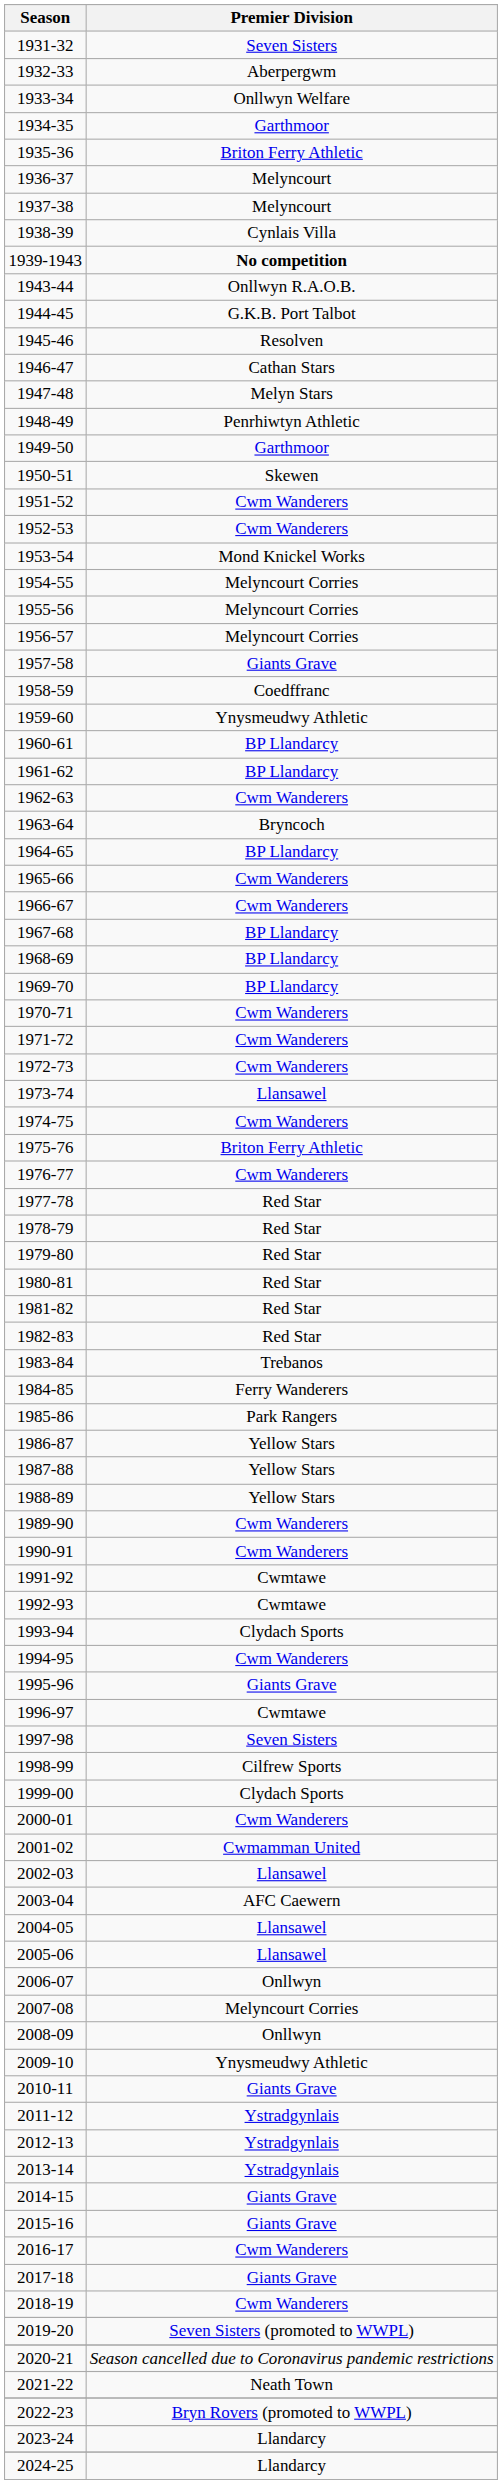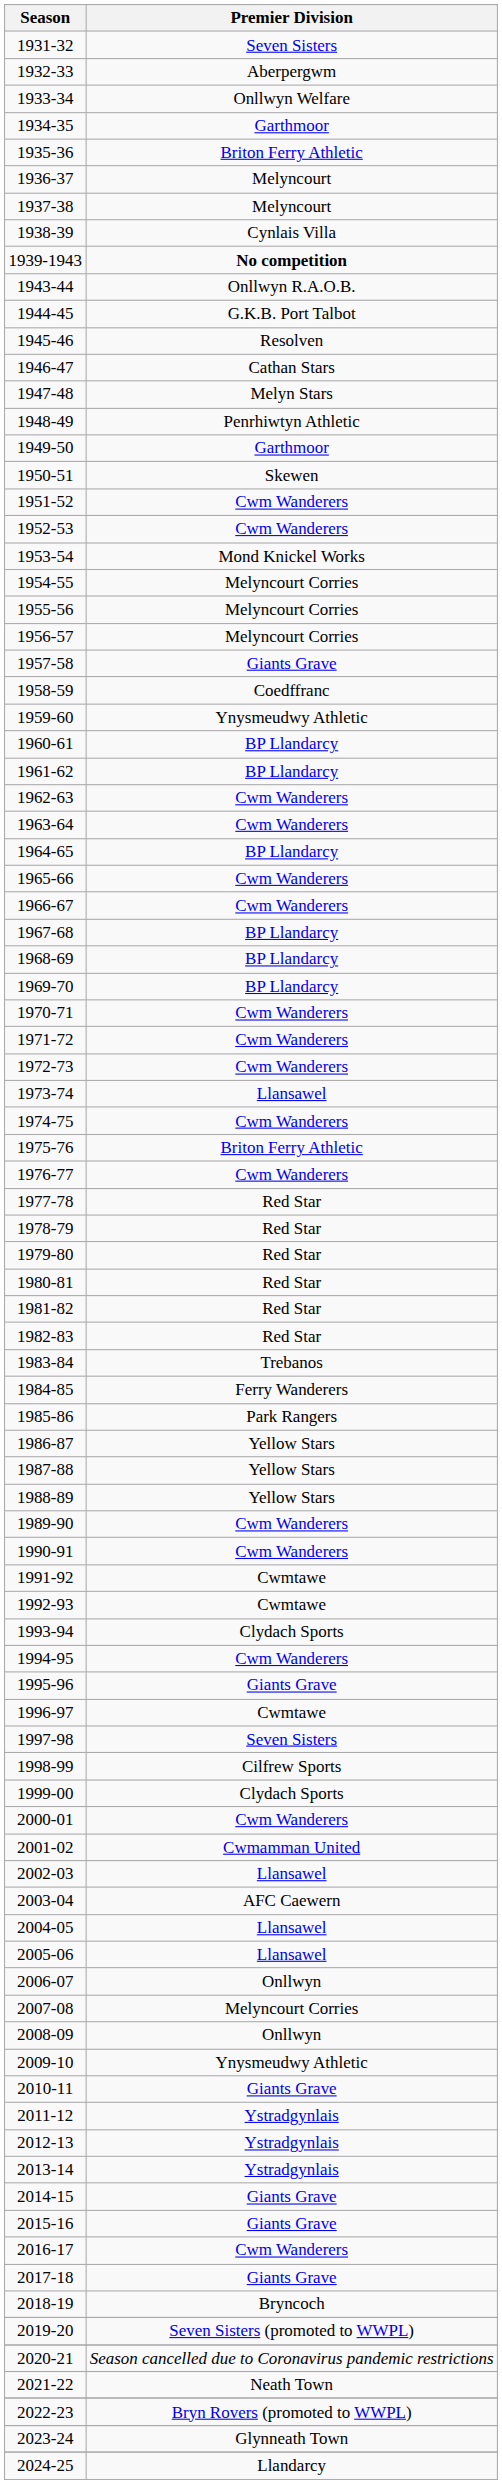(292, 824) Bryncoch -> (292, 824) Cwm Wanderers
(292, 2304) Cwm Wanderers -> (292, 2304) Bryncoch
(292, 2438) Llandarcy -> (292, 2438) Glynneath Town
